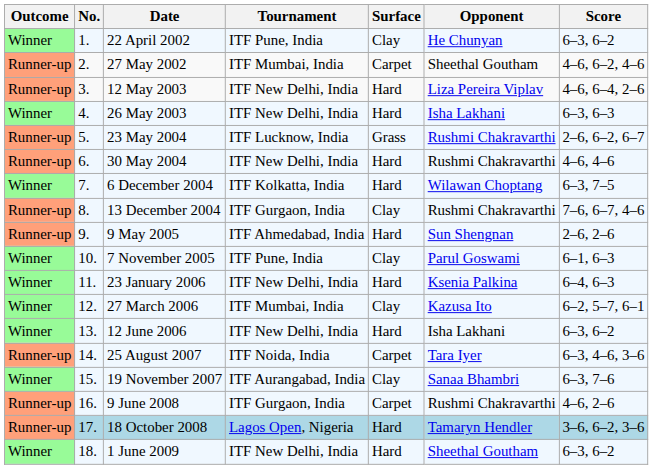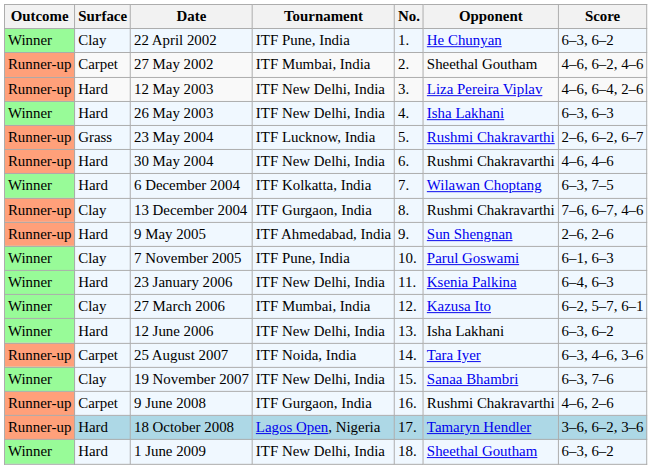columns swapped: (89, 16) <-> (396, 16)
(297, 378) ITF Aurangabad, India -> (320, 378) ITF New Delhi, India
